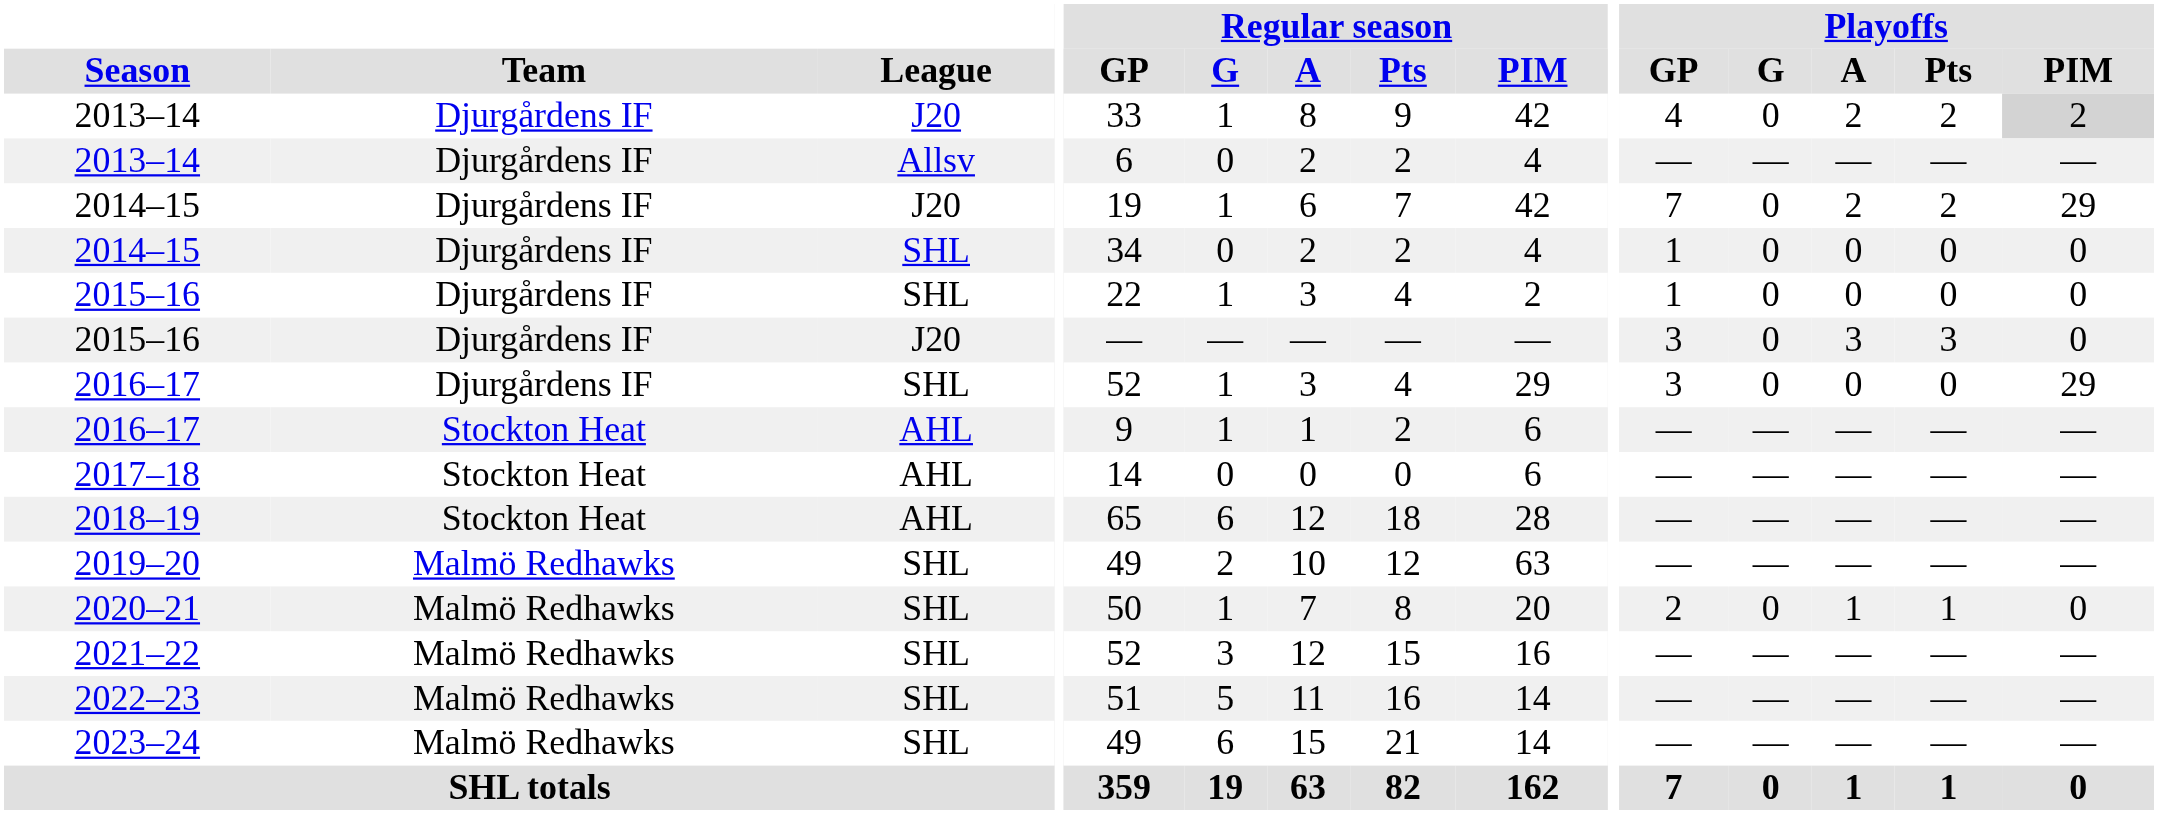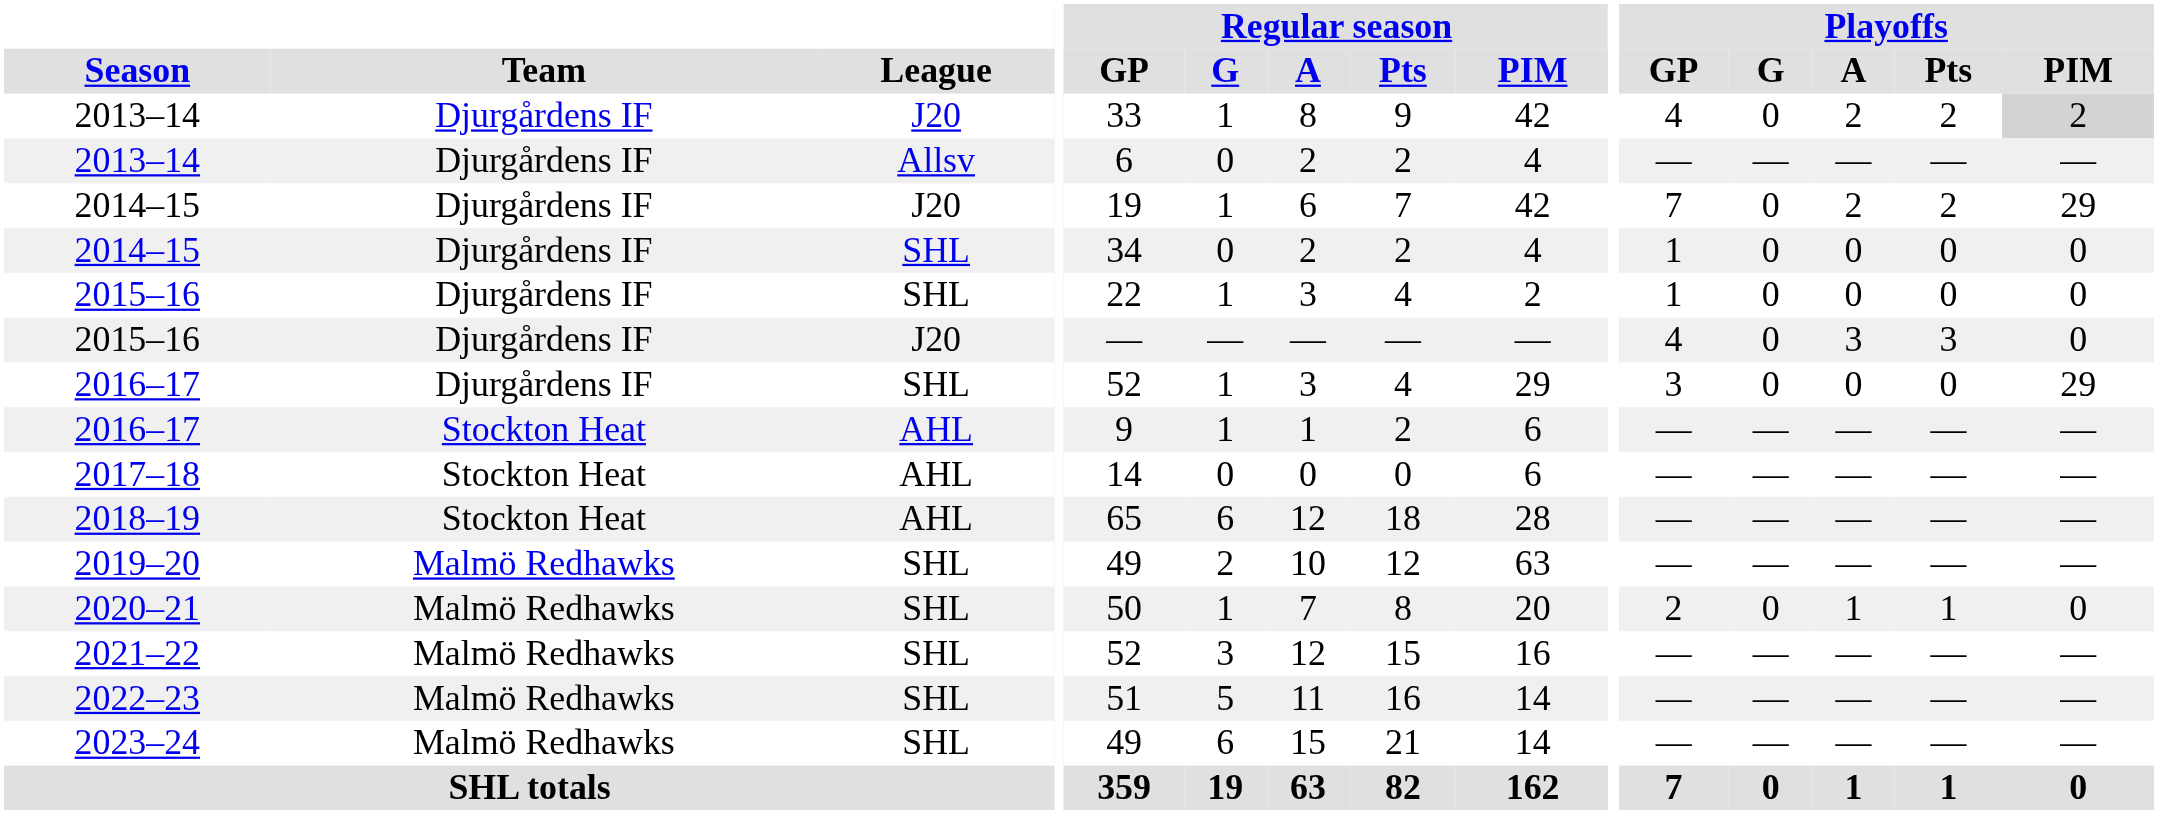(1674, 339) 3 -> (1674, 339) 4
